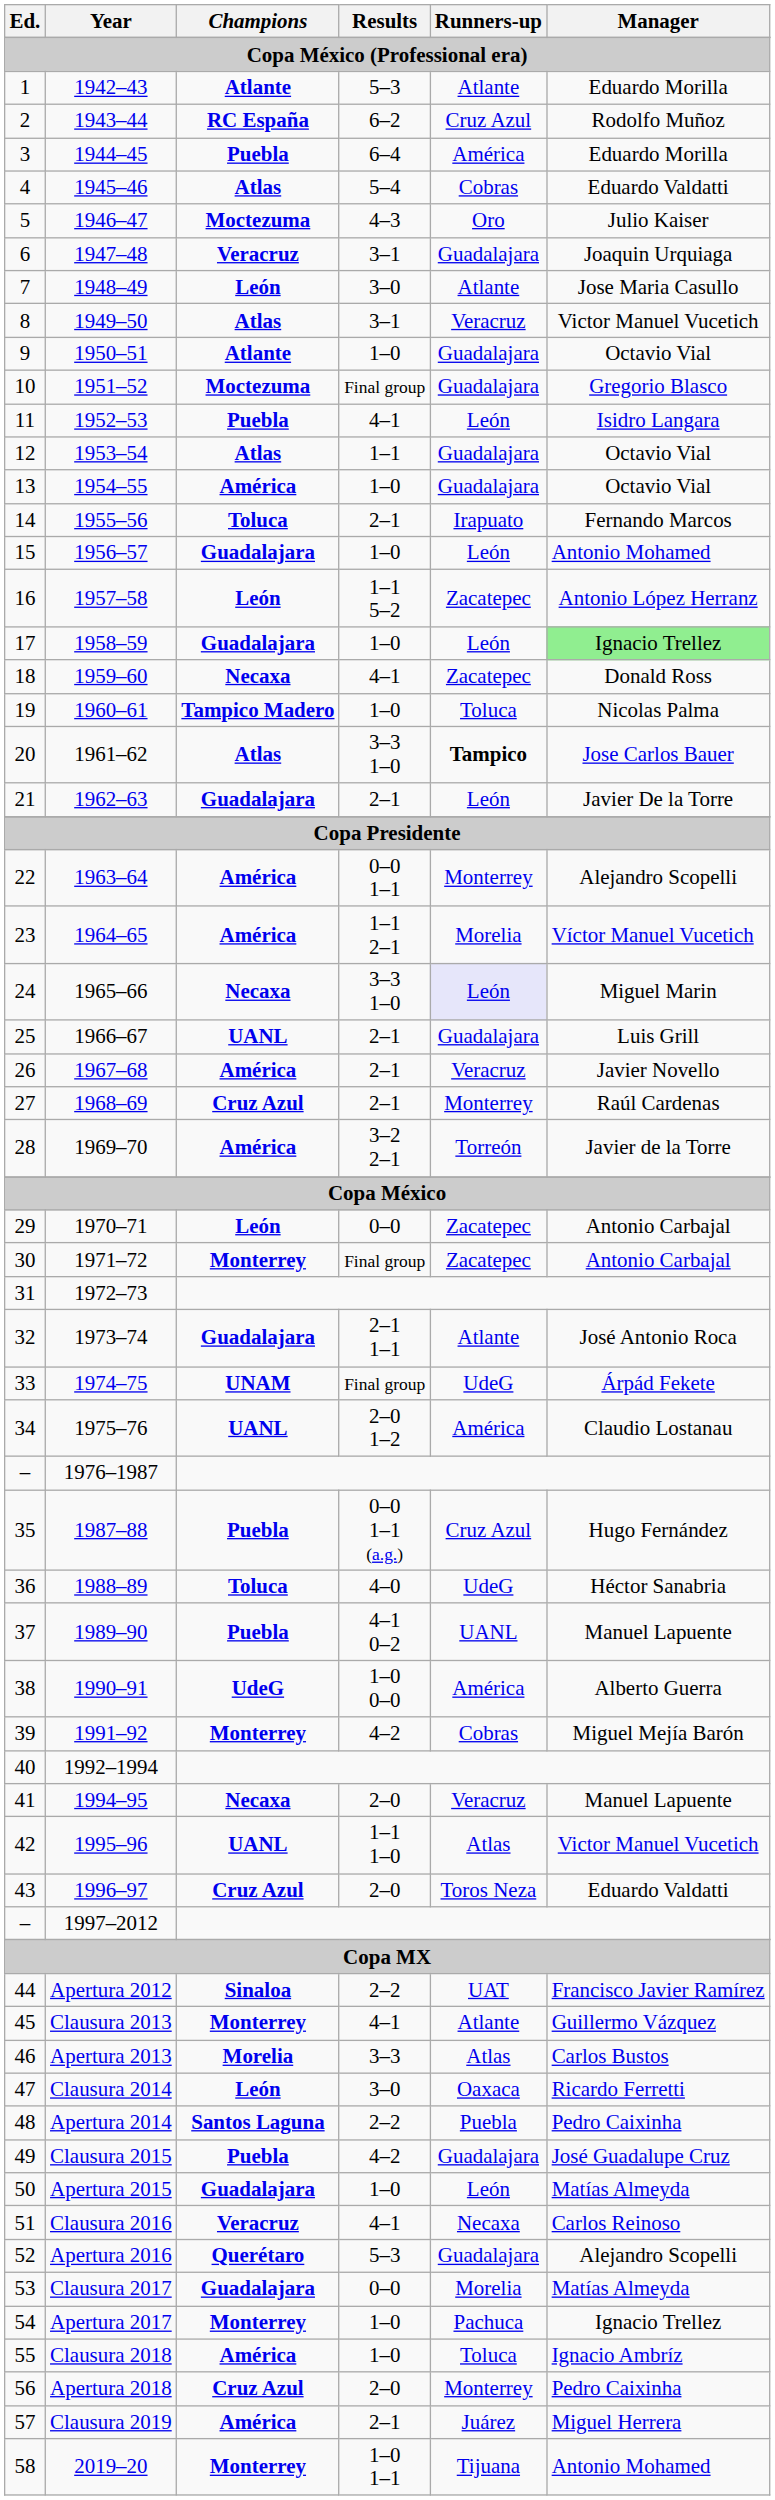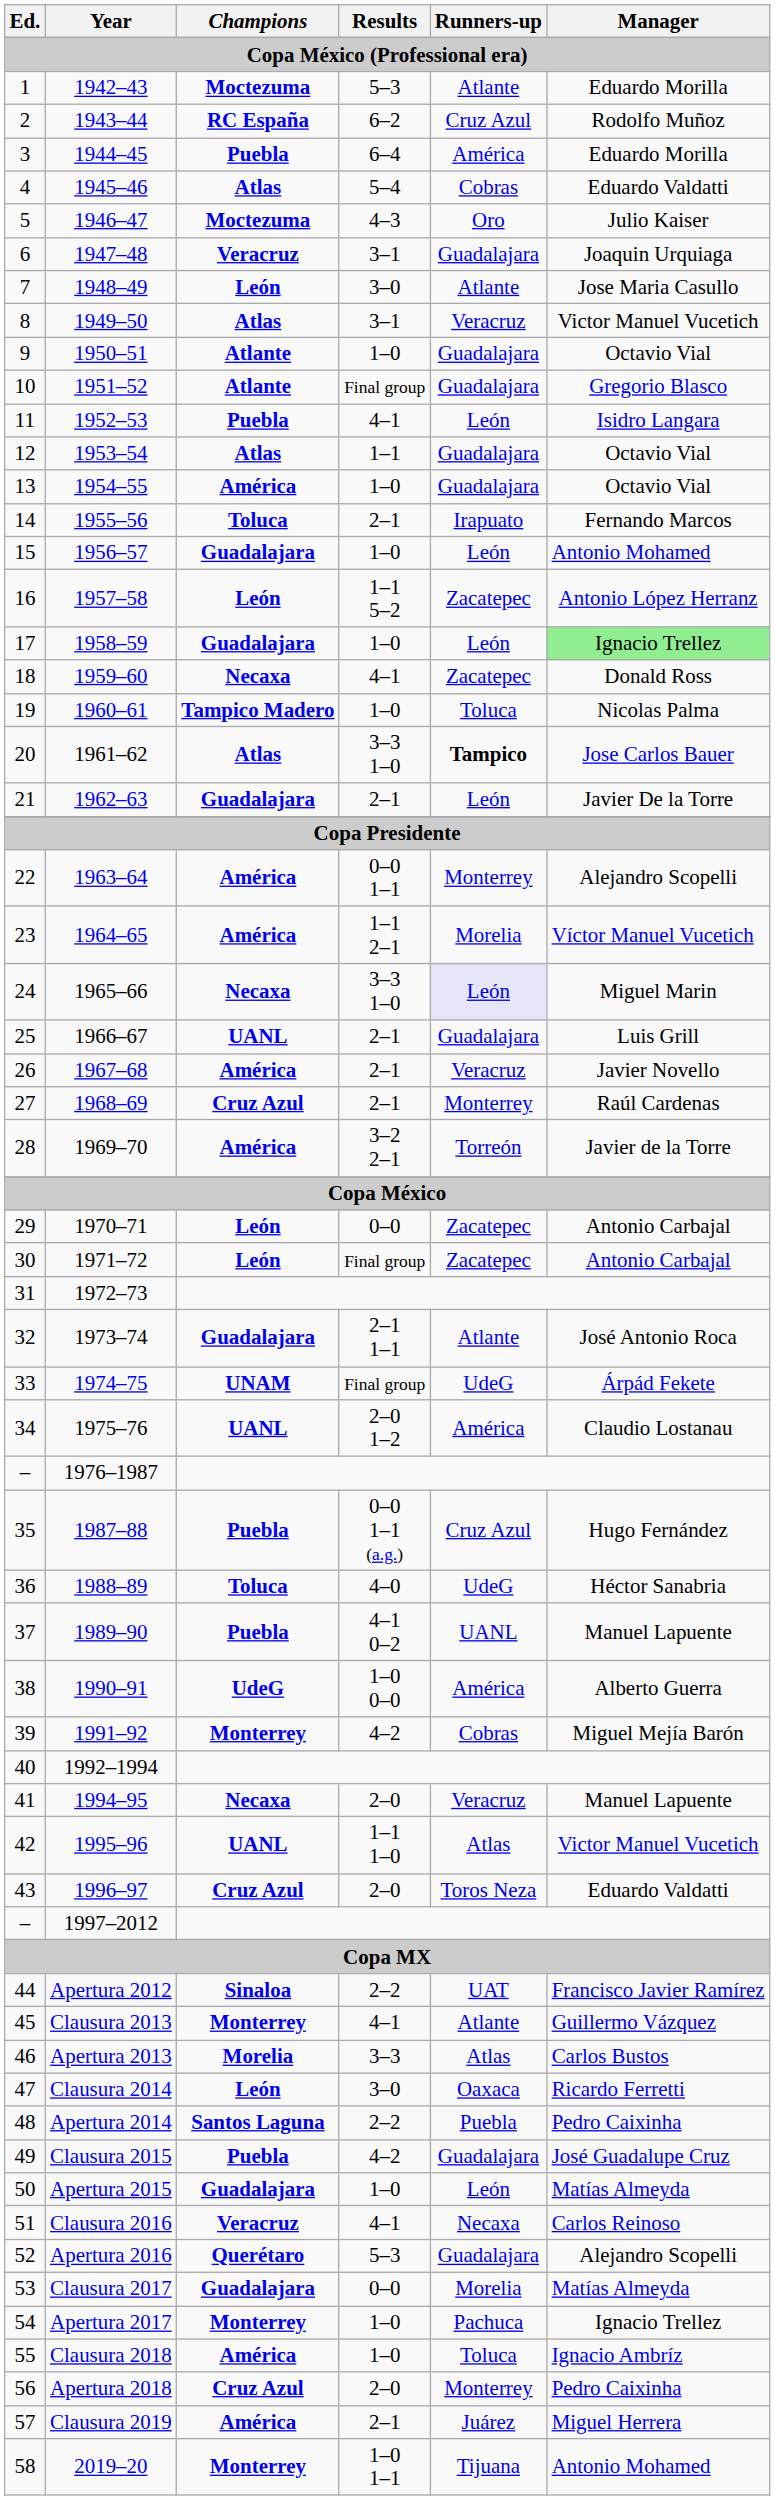(258, 87) Atlante -> (258, 87) Moctezuma
(258, 386) Moctezuma -> (258, 386) Atlante
(258, 1259) Monterrey -> (258, 1259) León
